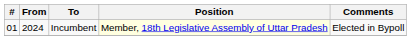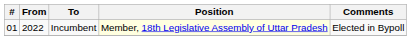(33, 27) 2024 -> (33, 27) 2022
